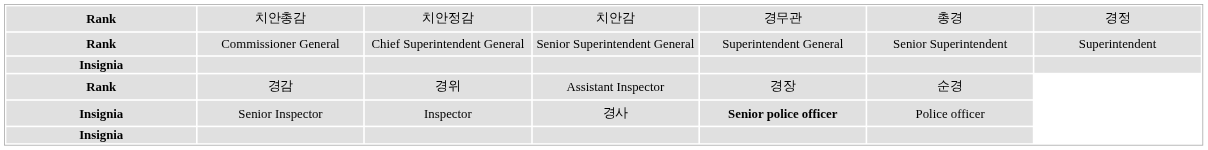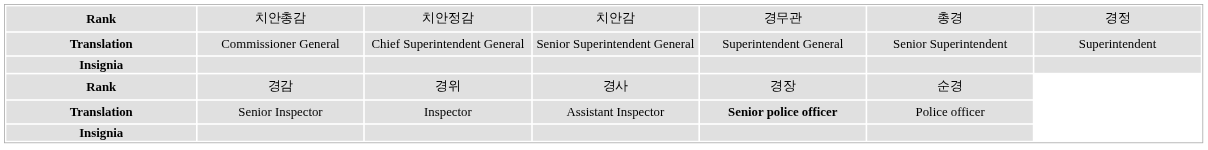(101, 44) Rank -> (101, 44) Translation
(615, 86) Assistant Inspector -> (615, 86) 경사
(101, 113) Insignia -> (101, 112) Translation
(615, 112) 경사 -> (615, 112) Assistant Inspector
